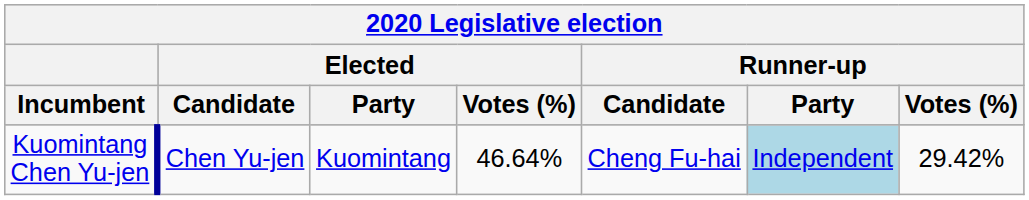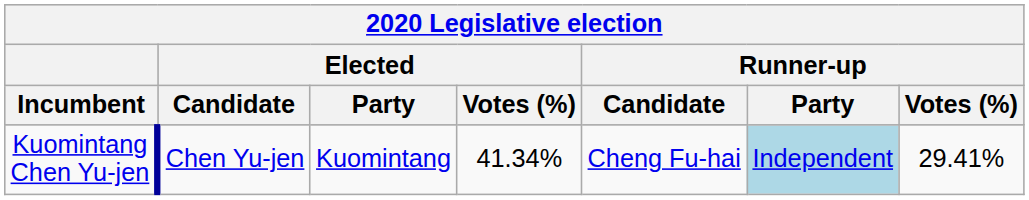(519, 159) 46.64% -> (519, 159) 41.34%
(961, 159) 29.42% -> (961, 159) 29.41%
